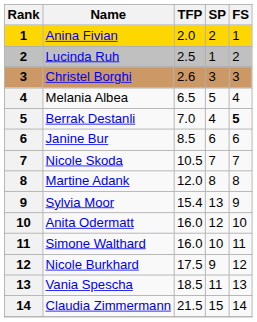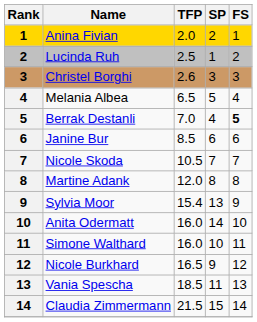(216, 222) 12 -> (216, 222) 14
(190, 264) 17.5 -> (190, 264) 16.5
